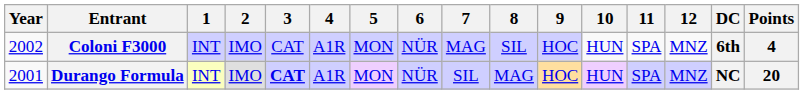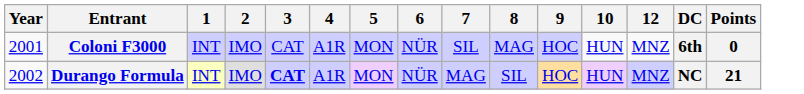- column: (646, 18)
(26, 46) 2002 -> (26, 46) 2001
(466, 46) MAG -> (466, 46) SIL
(514, 46) SIL -> (514, 46) MAG
(771, 46) 4 -> (733, 46) 0
(26, 74) 2001 -> (26, 74) 2002
(466, 74) SIL -> (466, 74) MAG
(514, 74) MAG -> (514, 74) SIL
(771, 74) 20 -> (733, 74) 21
